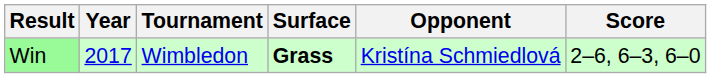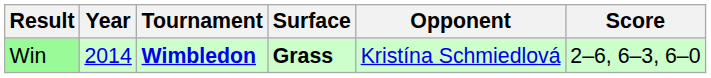(108, 55) 2017 -> (108, 55) 2014
(195, 55) normal -> (199, 55) bold
